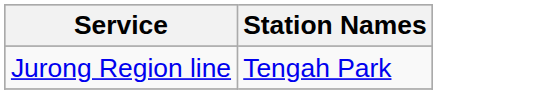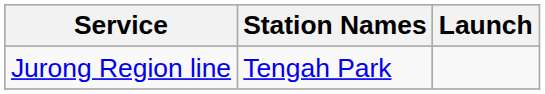+ column: (486, 25)
